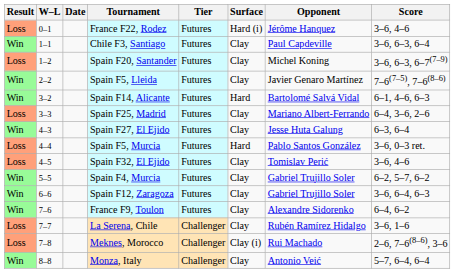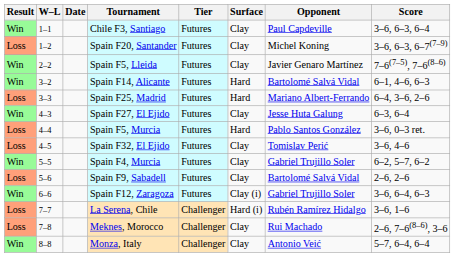- row: (128, 28)
(240, 113) Clay -> (240, 97) Hard
+ row: (128, 177)
(240, 193) Clay -> (246, 193) Clay (i)
- row: (127, 209)
(240, 225) Clay -> (246, 209) Hard (i)
(246, 243) Clay (i) -> (240, 227) Clay
